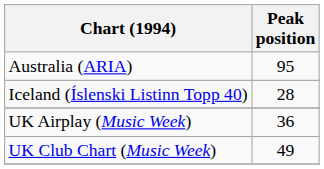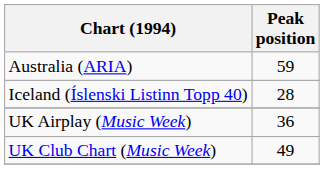(285, 66) 95 -> (285, 66) 59
